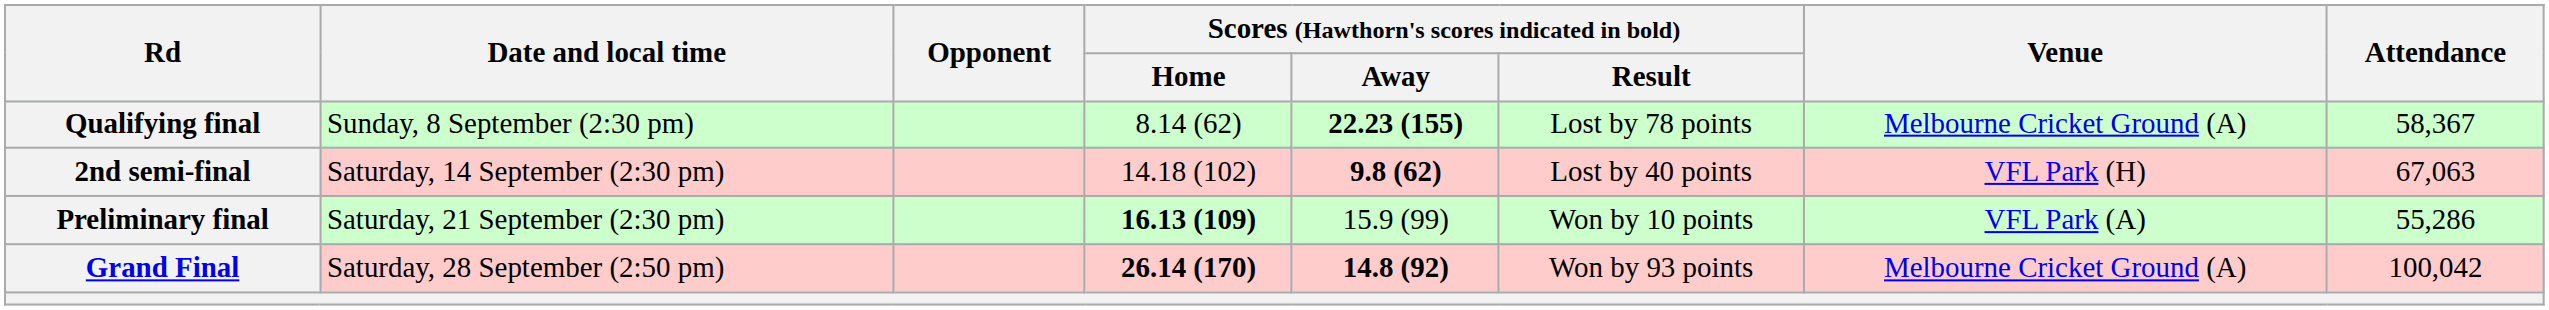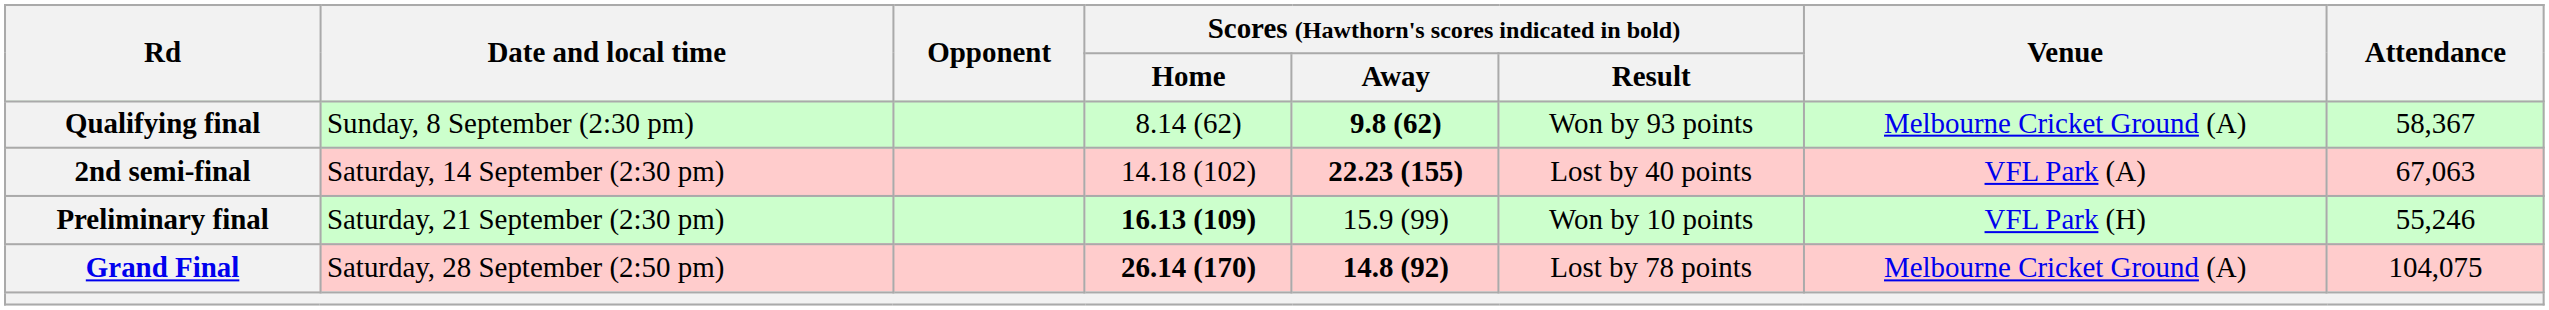(1396, 124) 22.23 (155) -> (1396, 124) 9.8 (62)
(1651, 124) Lost by 78 points -> (1651, 124) Won by 93 points
(1396, 171) 9.8 (62) -> (1396, 171) 22.23 (155)
(2065, 171) VFL Park (H) -> (2065, 171) VFL Park (A)
(2065, 219) VFL Park (A) -> (2065, 219) VFL Park (H)
(2435, 219) 55,286 -> (2435, 219) 55,246
(1651, 267) Won by 93 points -> (1651, 267) Lost by 78 points
(2435, 267) 100,042 -> (2435, 267) 104,075
